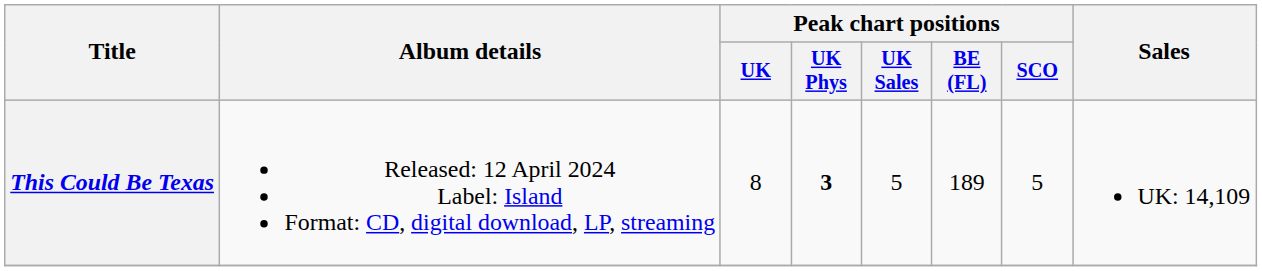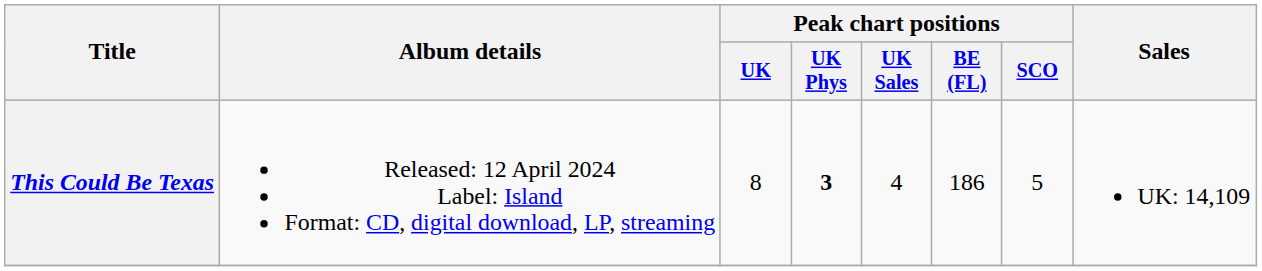(896, 182) 5 -> (896, 182) 4
(967, 182) 189 -> (967, 182) 186
